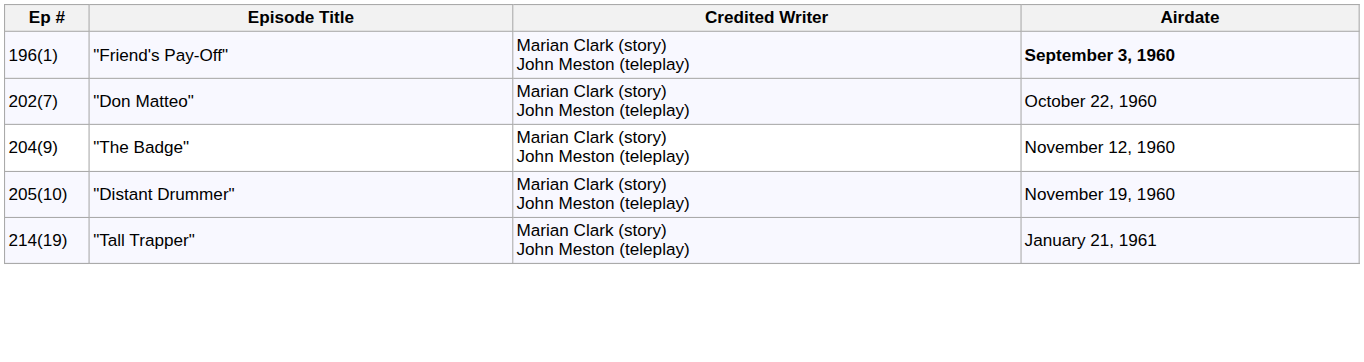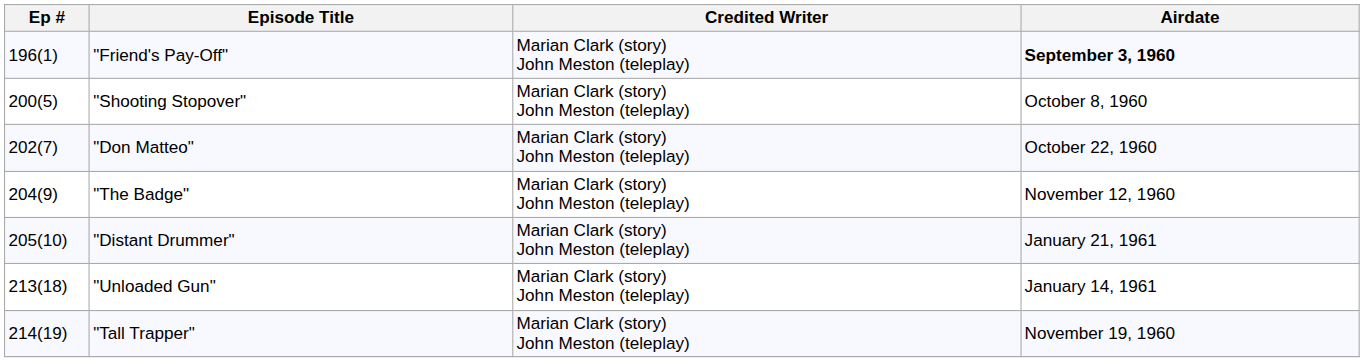+ row: (170, 101)
(1100, 194) November 19, 1960 -> (1091, 240) January 21, 1961
+ row: (154, 286)
(1091, 240) January 21, 1961 -> (1100, 333) November 19, 1960
